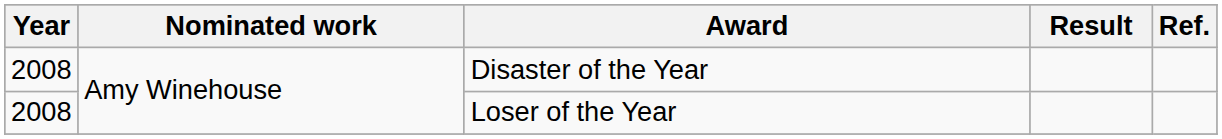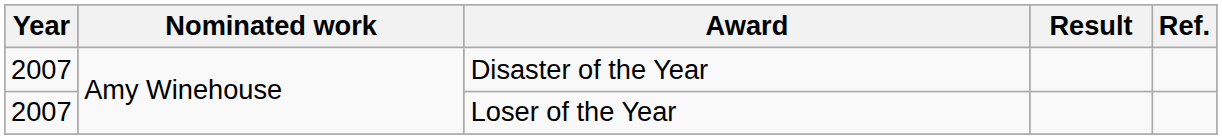(41, 69) 2008 -> (41, 69) 2007
(41, 112) 2008 -> (41, 112) 2007
